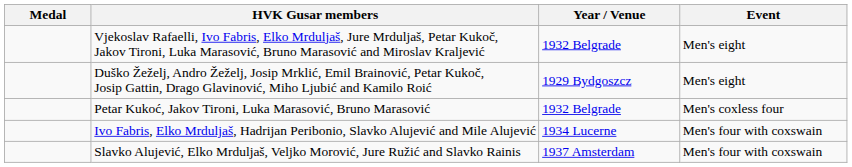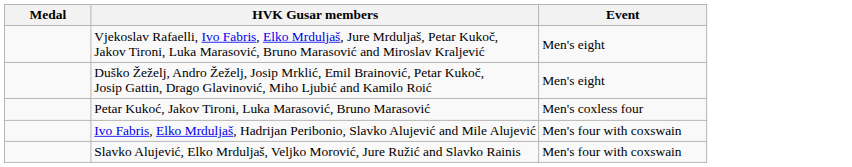- column: (609, 15)
